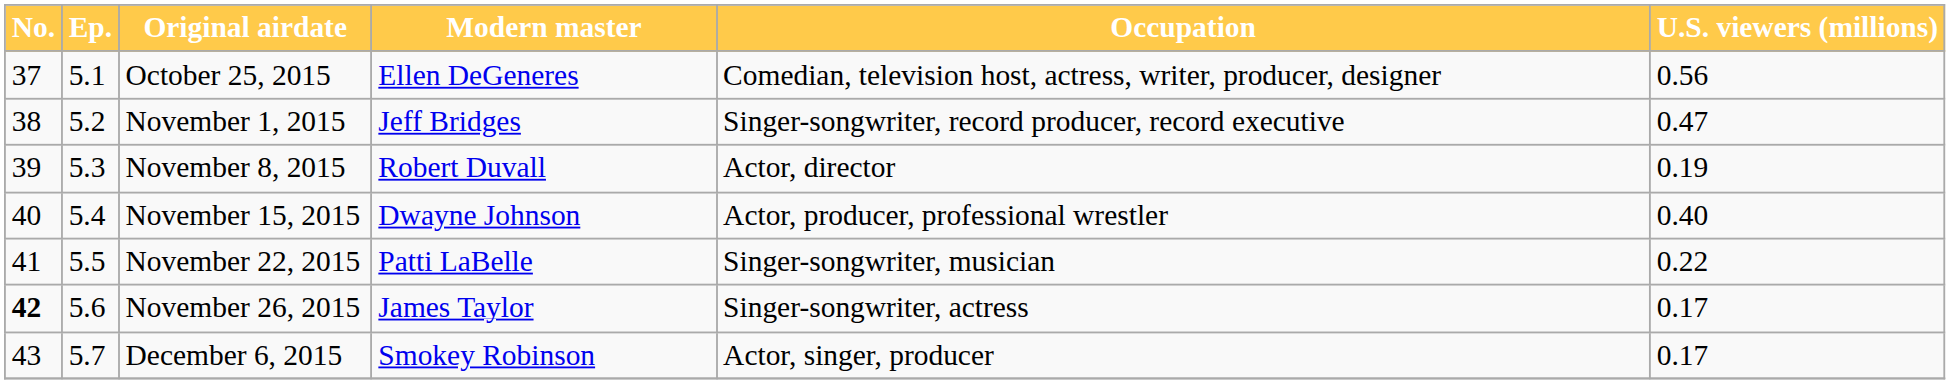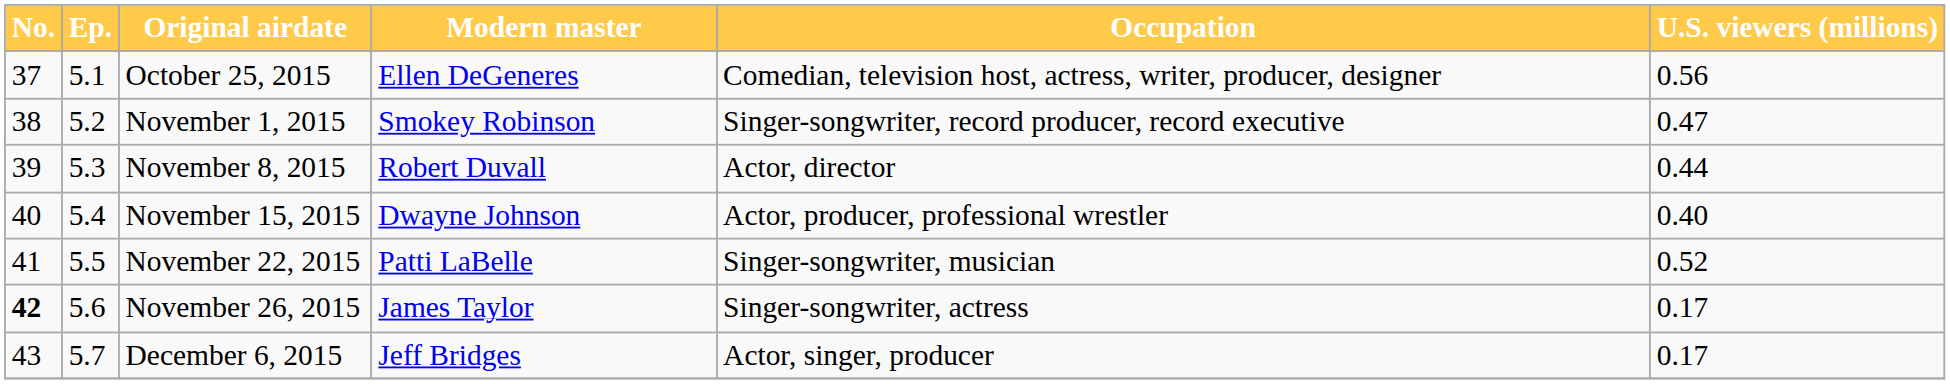(450, 121) Jeff Bridges -> (487, 121) Smokey Robinson
(1682, 167) 0.19 -> (1682, 167) 0.44
(1682, 261) 0.22 -> (1682, 261) 0.52
(487, 354) Smokey Robinson -> (450, 354) Jeff Bridges
